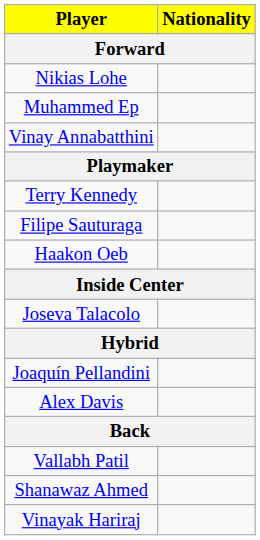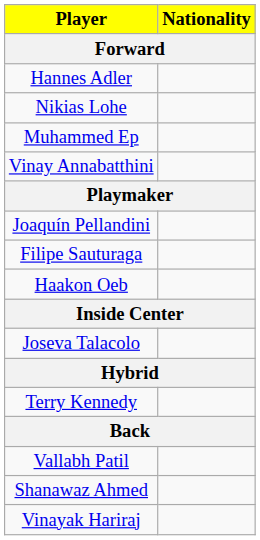+ row: (81, 78)
rows swapped: (81, 372) <-> (81, 195)
- row: (81, 401)
